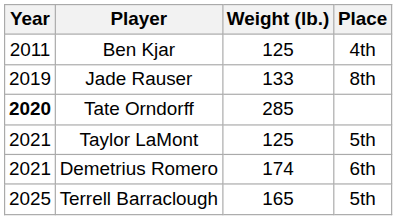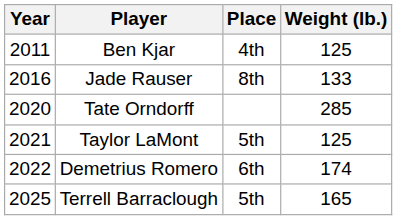columns swapped: (278, 19) <-> (363, 19)
(30, 79) 2019 -> (30, 79) 2016
(30, 109) bold -> (30, 109) normal
(30, 169) 2021 -> (30, 169) 2022
